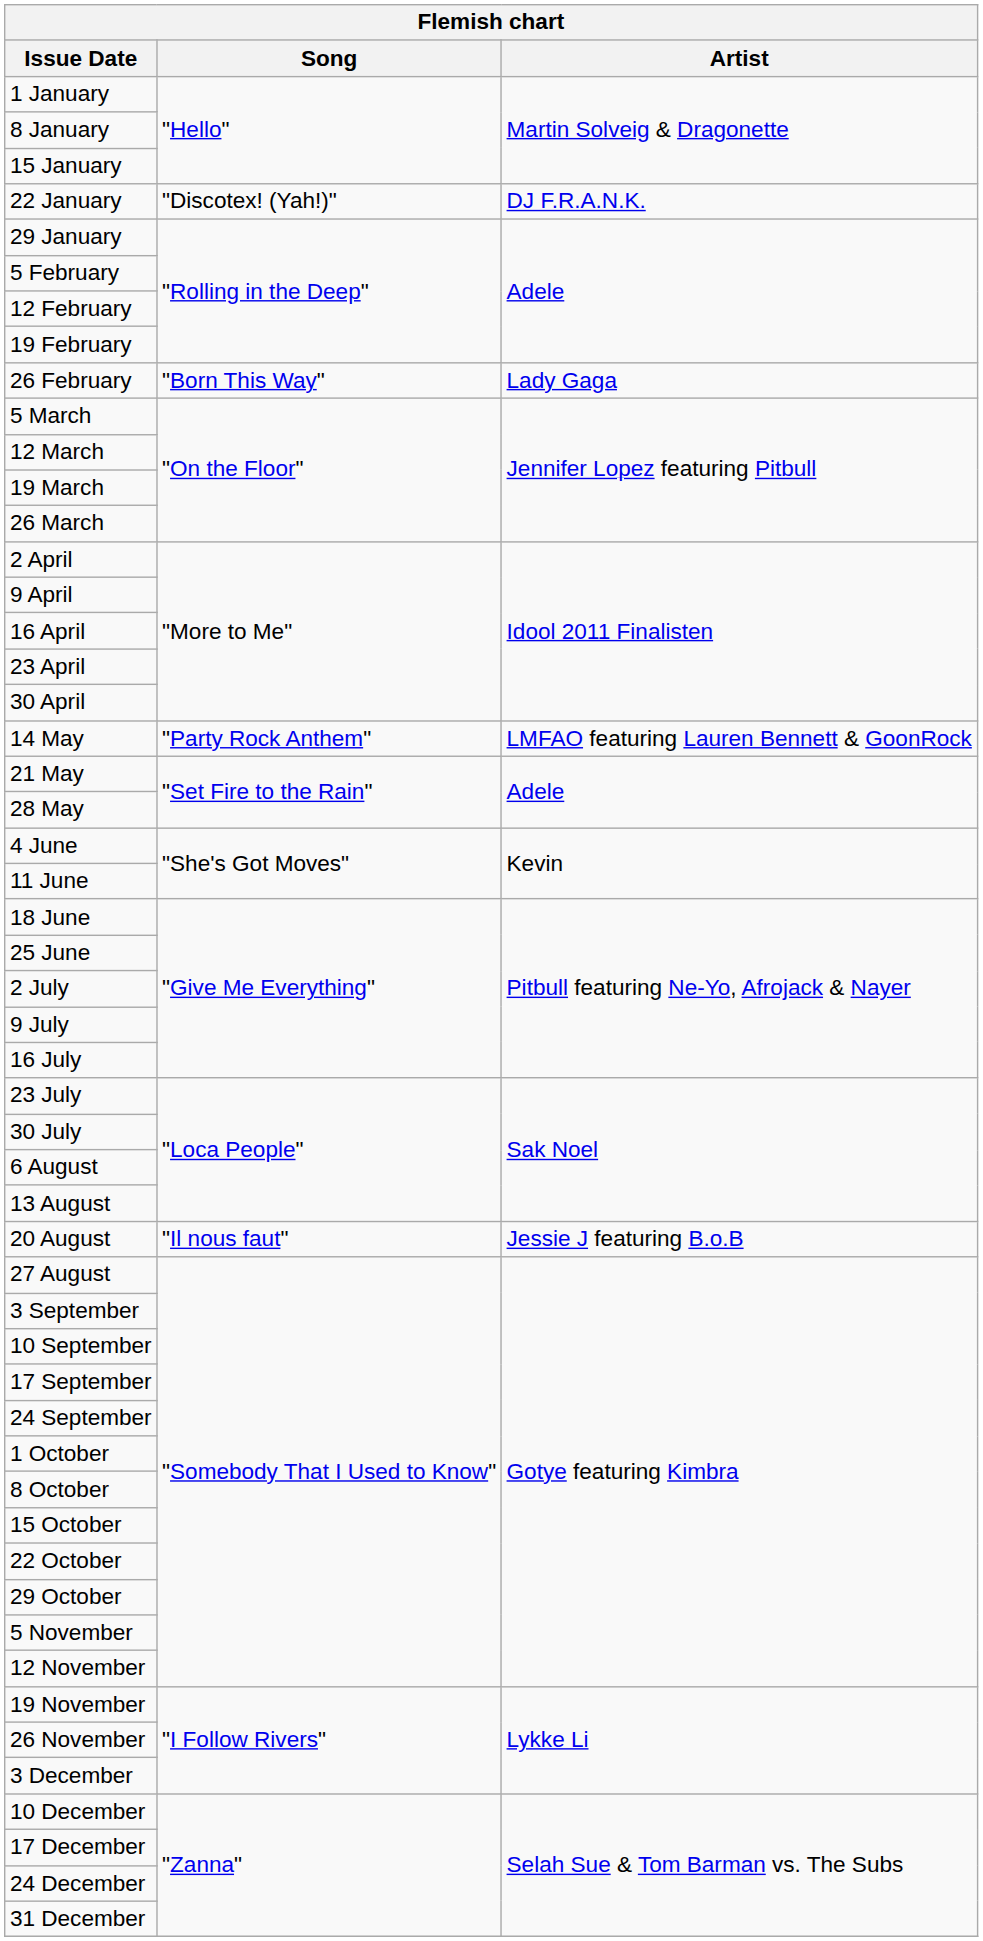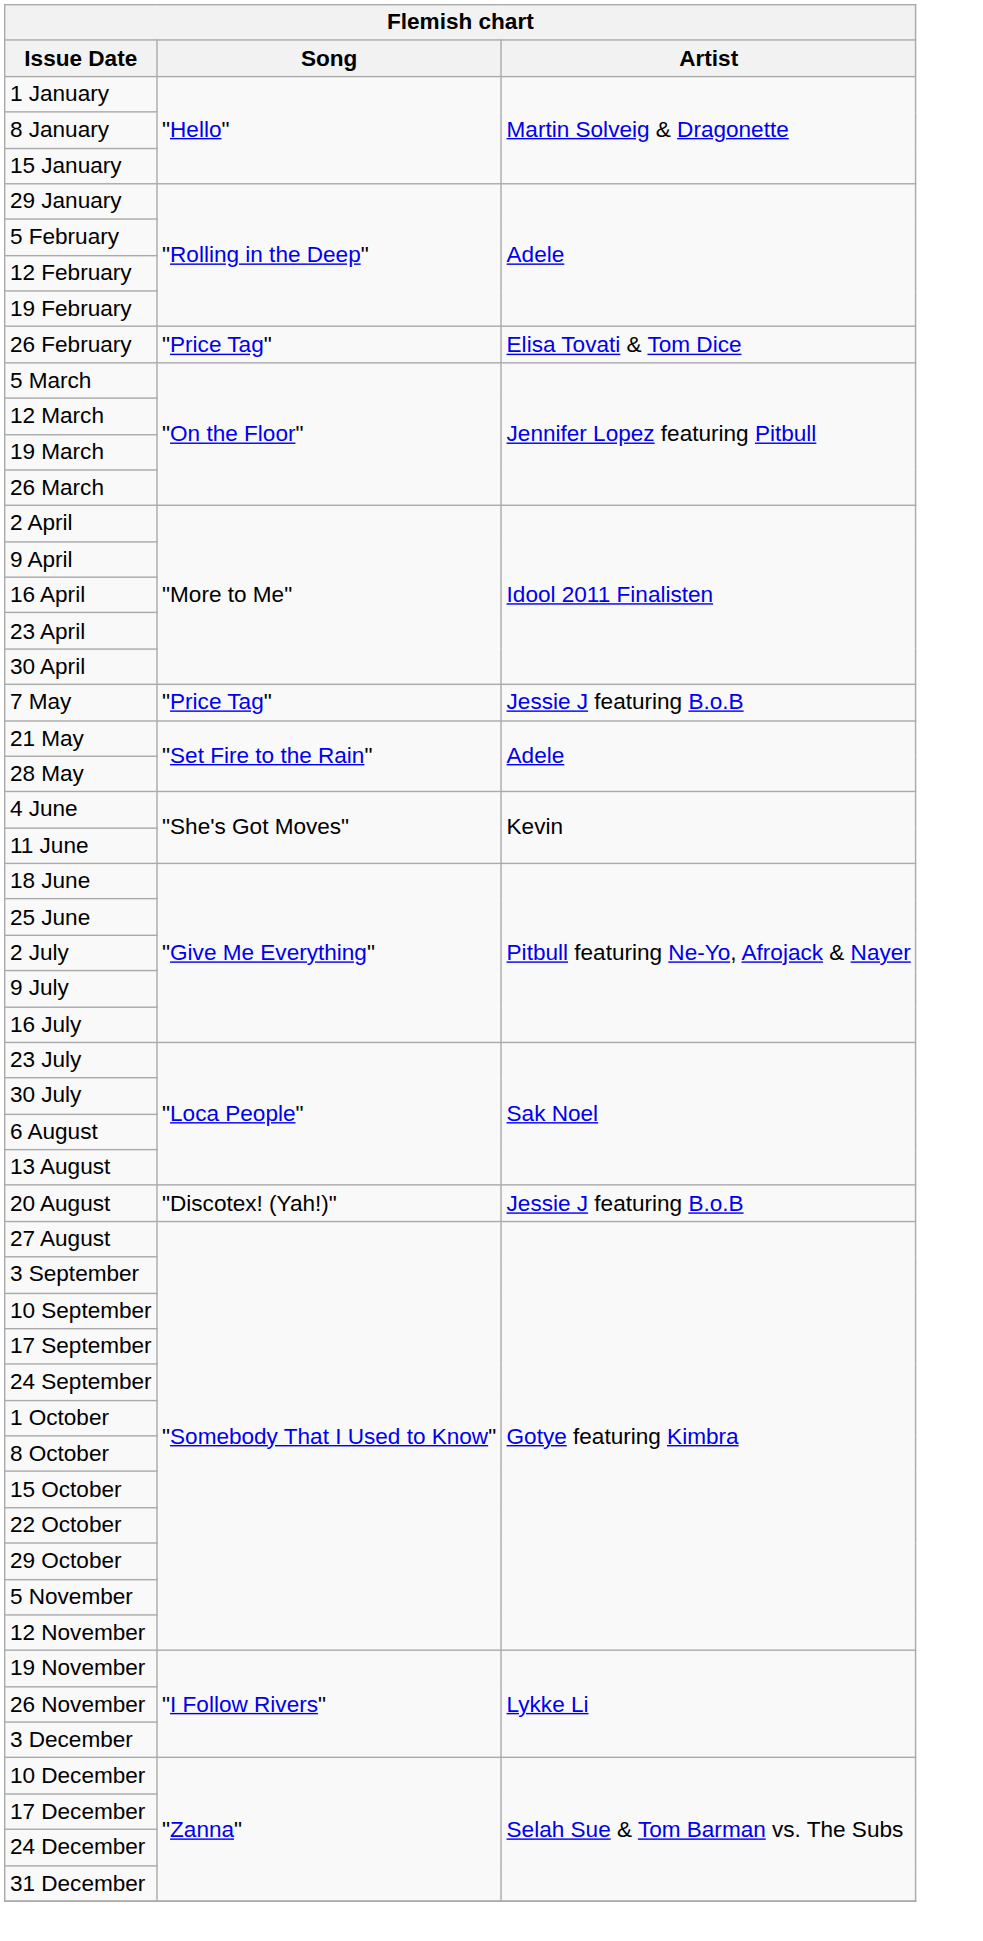- row: (66, 201)
(243, 380) "Born This Way" -> (217, 344) "Price Tag"
(562, 380) Lady Gaga -> (624, 344) Elisa Tovati & Tom Dice
+ row: (41, 702)
- row: (47, 737)
(225, 1238) "Il nous faut" -> (249, 1203) "Discotex! (Yah!)"
